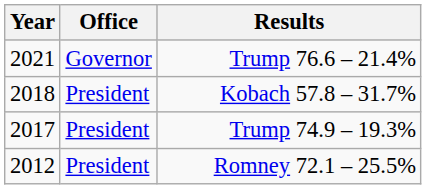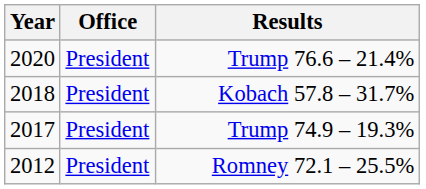(32, 58) 2021 -> (32, 58) 2020
(109, 58) Governor -> (107, 58) President
